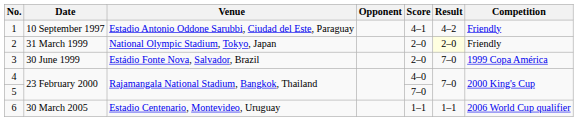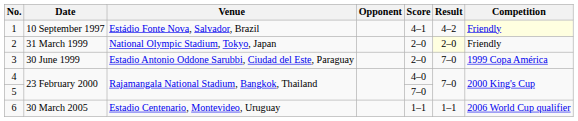(232, 28) Estadio Antonio Oddone Sarubbi, Ciudad del Este, Paraguay -> (184, 28) Estádio Fonte Nova, Salvador, Brazil
(484, 28) no background -> (484, 28) lightyellow background
(184, 60) Estádio Fonte Nova, Salvador, Brazil -> (232, 60) Estadio Antonio Oddone Sarubbi, Ciudad del Este, Paraguay
